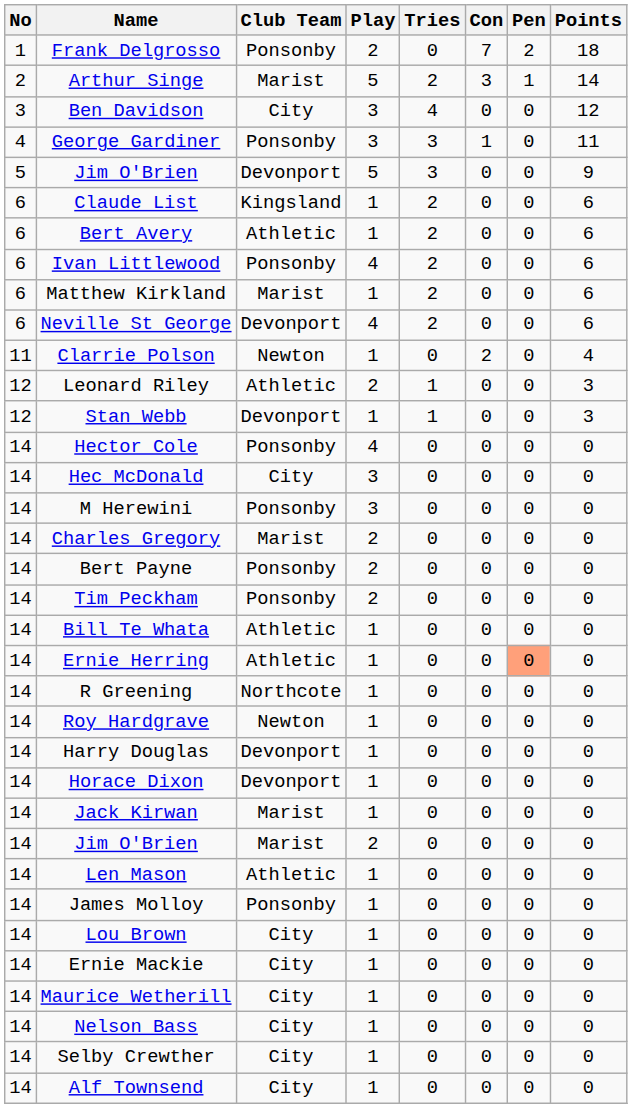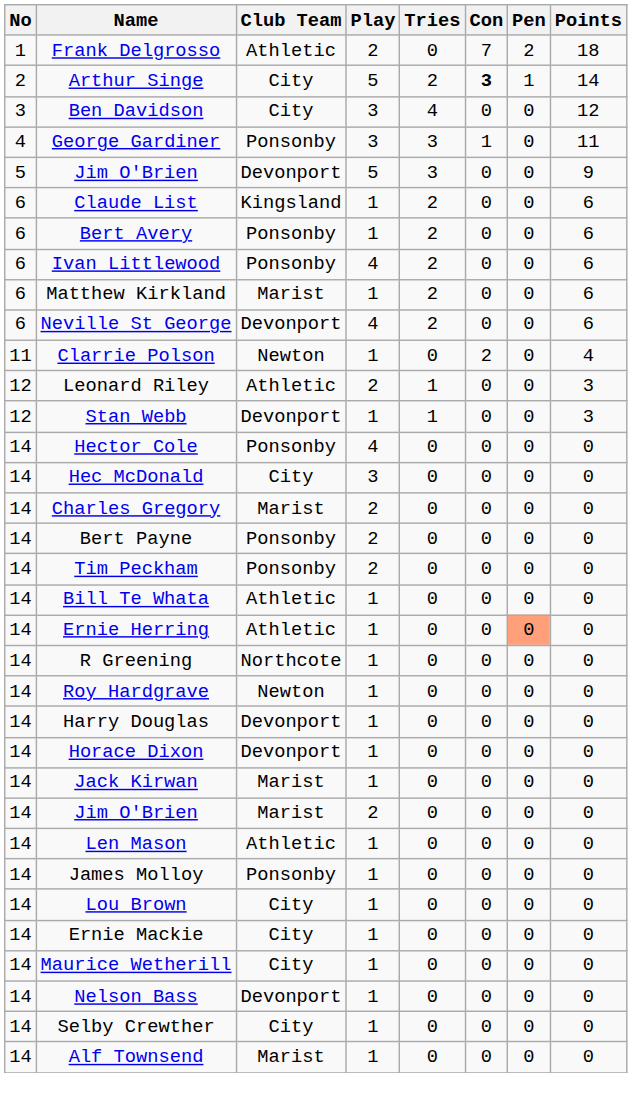(291, 50) Ponsonby -> (291, 50) Athletic
(291, 81) Marist -> (291, 81) City
(486, 81) normal -> (486, 81) bold
(291, 234) Athletic -> (291, 234) Ponsonby
- row: (20, 508)
(291, 1027) City -> (291, 996) Devonport
(291, 1088) City -> (291, 1057) Marist
